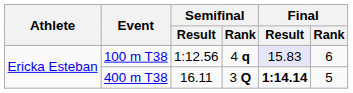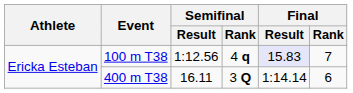(329, 57) 6 -> (328, 57) 7
(285, 78) bold -> (284, 78) normal
(329, 78) 5 -> (328, 78) 6
